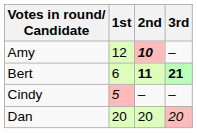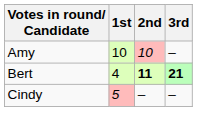(119, 52) 12 -> (119, 52) 10
(145, 52) bold -> (145, 52) normal
(116, 73) 6 -> (116, 73) 4
- row: (20, 116)
